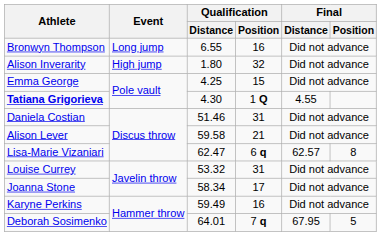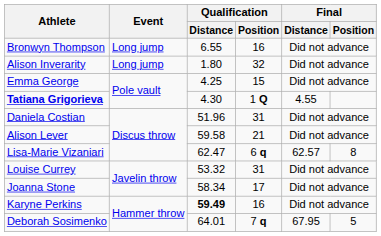(137, 64) High jump -> (138, 64) Long jump
(211, 117) 51.46 -> (211, 117) 51.96
(211, 204) normal -> (211, 204) bold
